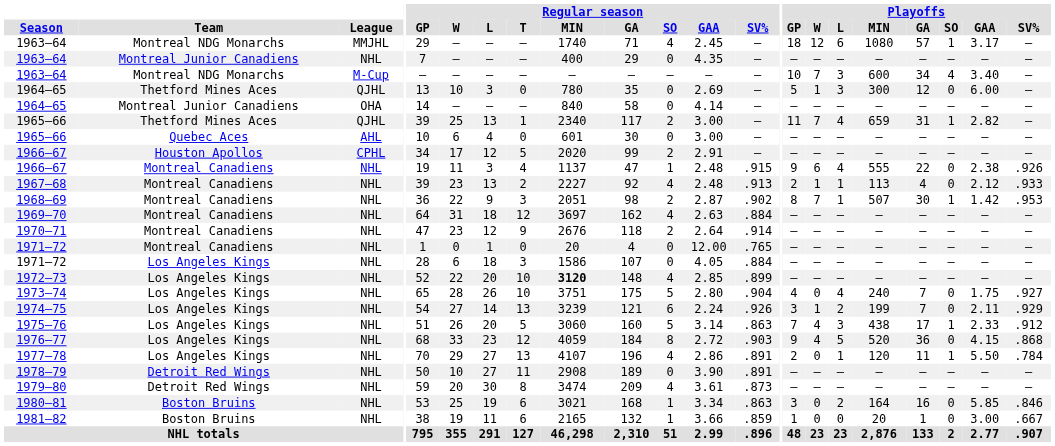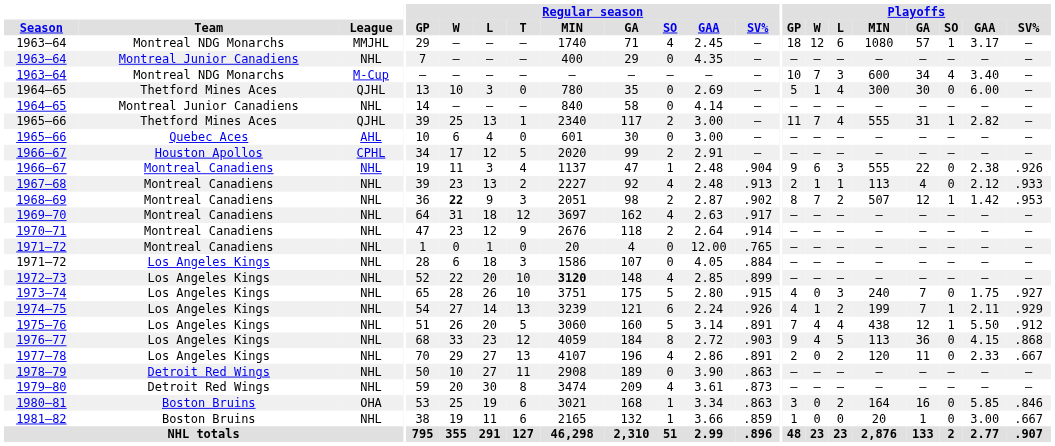(840, 90) 3 -> (840, 90) 4
(923, 90) 12 -> (923, 90) 30
(371, 106) OHA -> (371, 106) NHL
(879, 121) 659 -> (879, 121) 555
(758, 168) .915 -> (758, 168) .904
(840, 168) 4 -> (840, 168) 3
(456, 200) normal -> (456, 200) bold
(840, 200) 1 -> (840, 200) 2
(923, 200) 30 -> (923, 200) 12
(758, 215) .884 -> (758, 215) .917
(758, 293) .904 -> (758, 293) .915
(840, 293) 4 -> (840, 293) 3
(794, 309) 3 -> (794, 309) 4
(951, 309) 0 -> (951, 309) 1
(758, 325) .863 -> (758, 325) .891
(840, 325) 3 -> (840, 325) 4
(923, 325) 17 -> (923, 325) 12
(985, 325) 2.33 -> (985, 325) 5.50
(879, 340) 520 -> (879, 340) 113
(840, 356) 1 -> (840, 356) 2
(951, 356) 1 -> (951, 356) 0
(985, 356) 5.50 -> (985, 356) 2.33
(1029, 356) .784 -> (1029, 356) .667
(758, 372) .891 -> (758, 372) .863
(371, 403) NHL -> (371, 403) OHA
